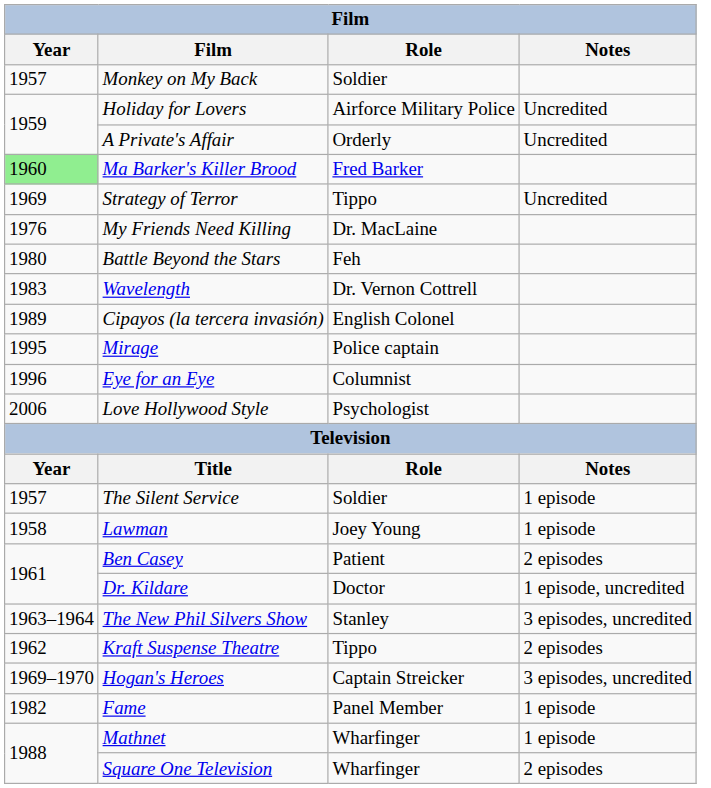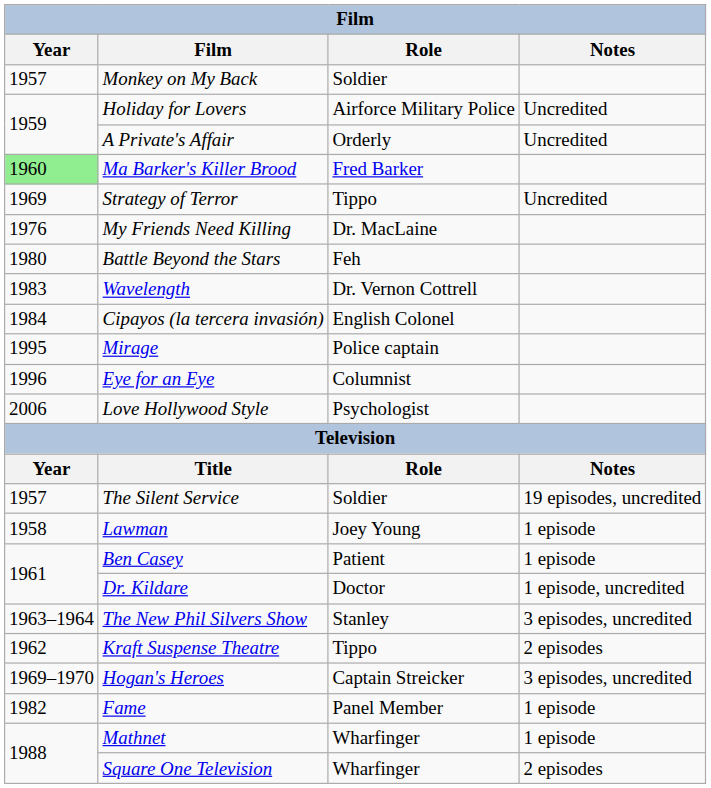(28, 318) 1989 -> (28, 318) 1984
(559, 498) 1 episode -> (612, 498) 19 episodes, uncredited
(563, 558) 2 episodes -> (559, 558) 1 episode
